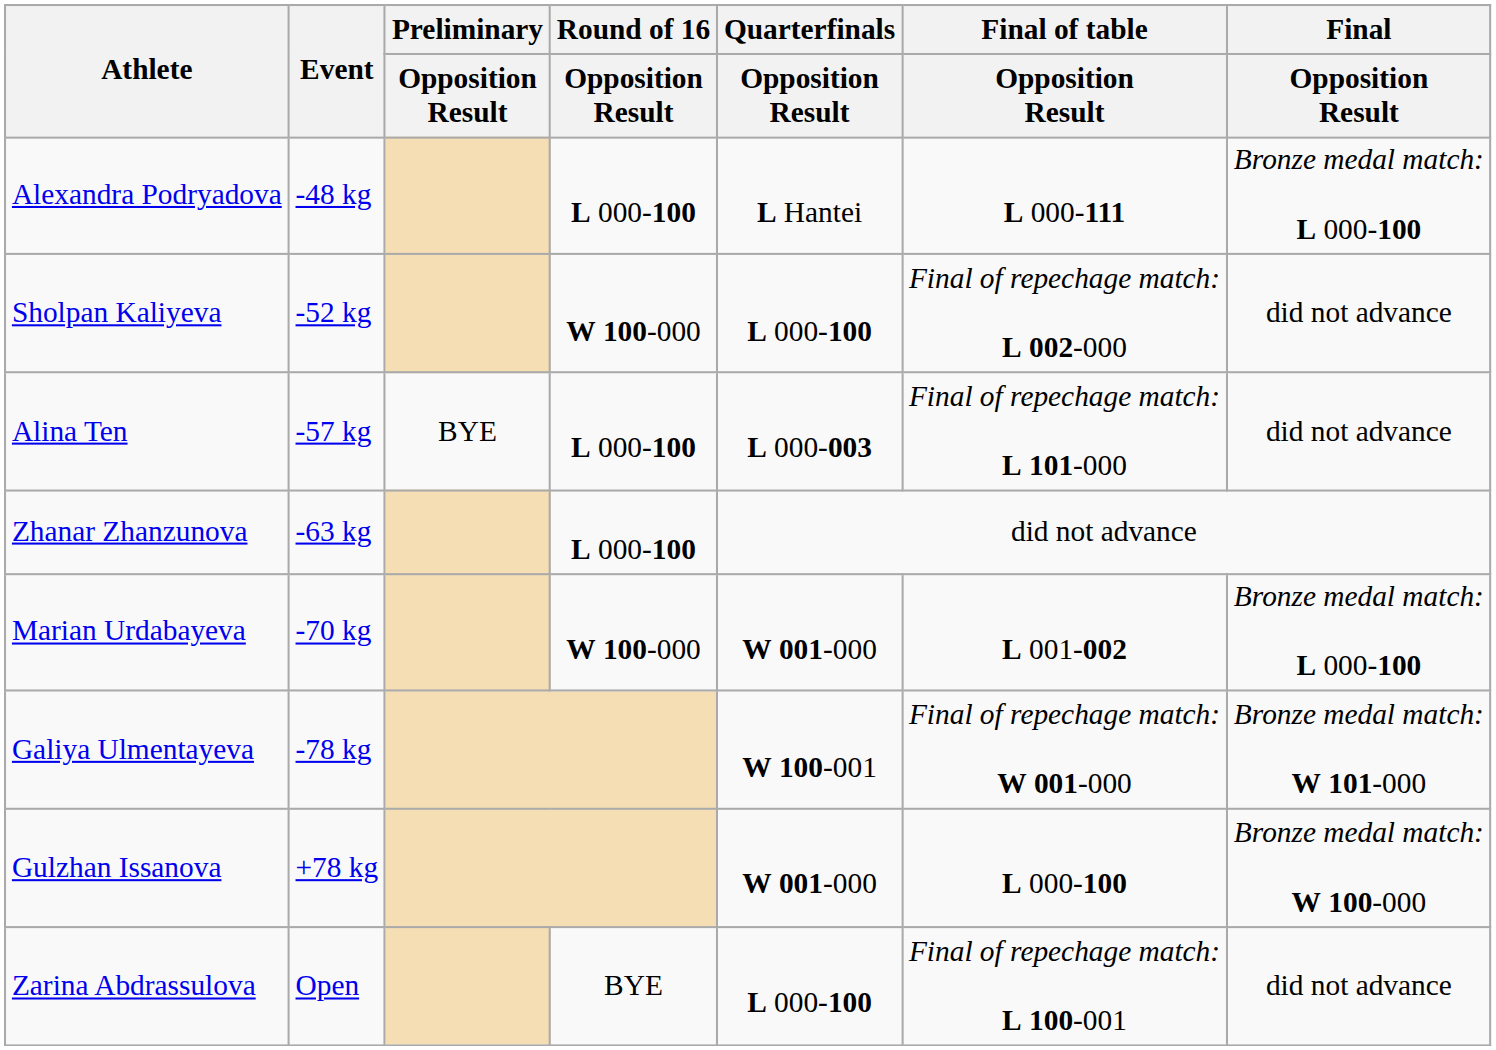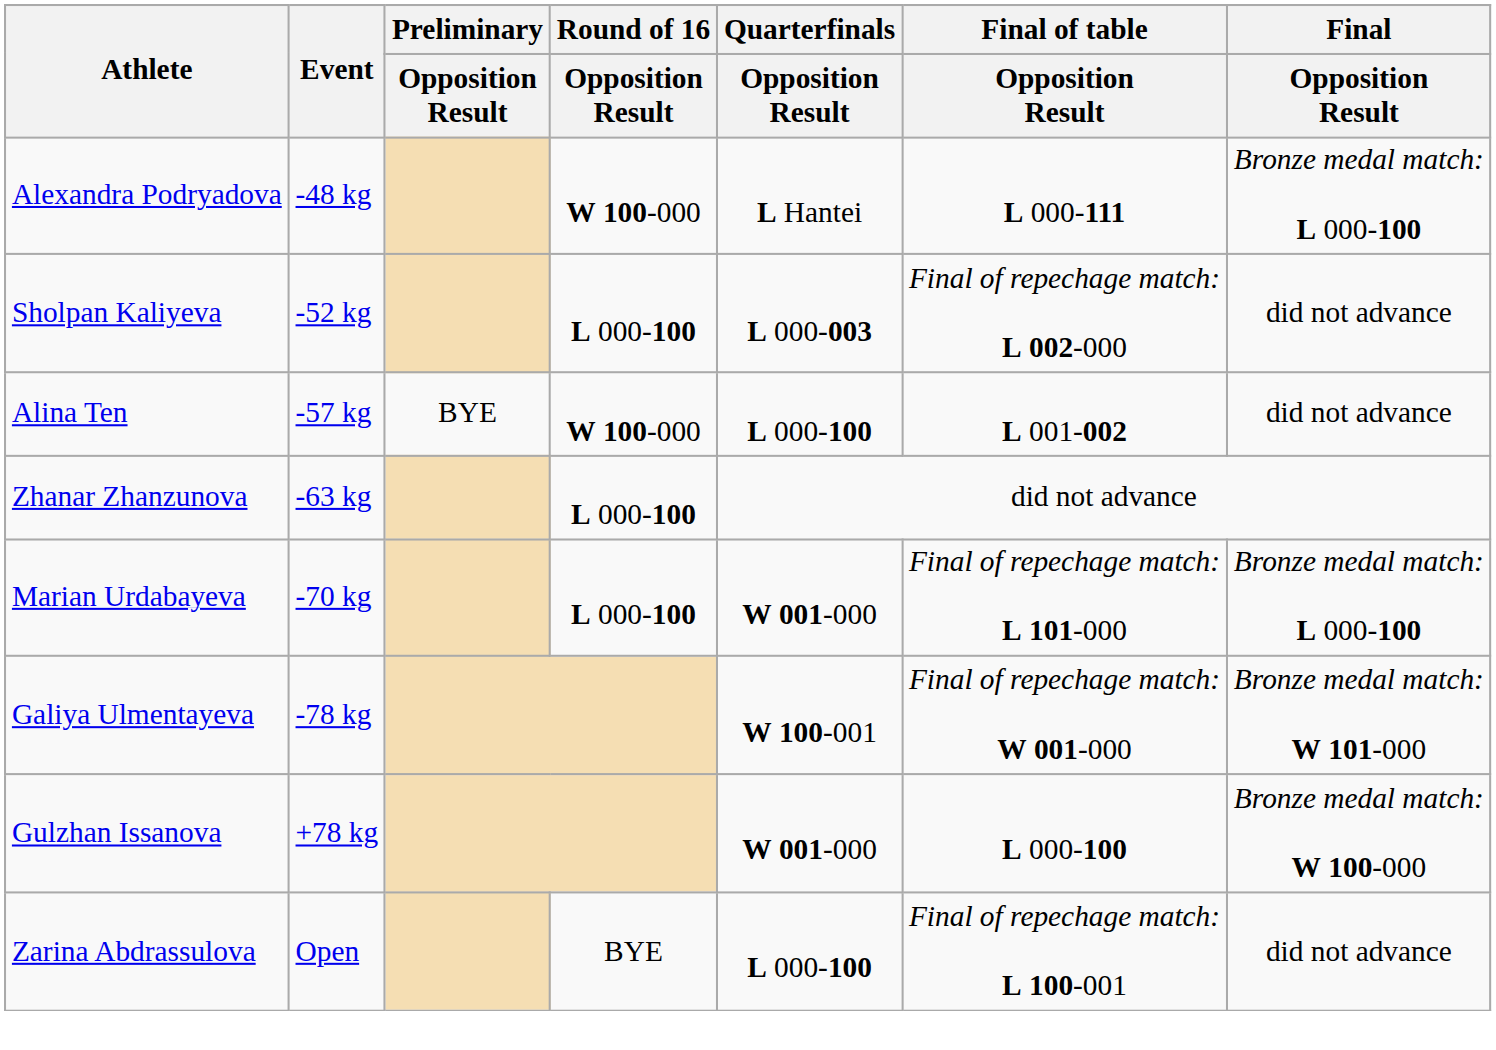(633, 212) L 000-100 -> (633, 212) W 100-000
(633, 330) W 100-000 -> (633, 330) L 000-100
(810, 330) L 000-100 -> (810, 330) L 000-003
(633, 448) L 000-100 -> (633, 430) W 100-000
(810, 448) L 000-003 -> (810, 430) L 000-100
(1065, 430) Final of repechage match: L 101-000 -> (1065, 430) L 001-002
(633, 649) W 100-000 -> (633, 614) L 000-100
(1065, 649) L 001-002 -> (1065, 597) Final of repechage match: L 101-000
